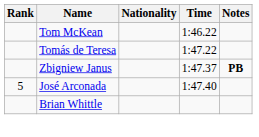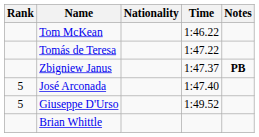+ row: (79, 104)
